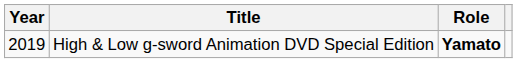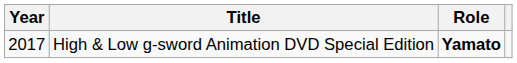(27, 44) 2019 -> (27, 44) 2017
